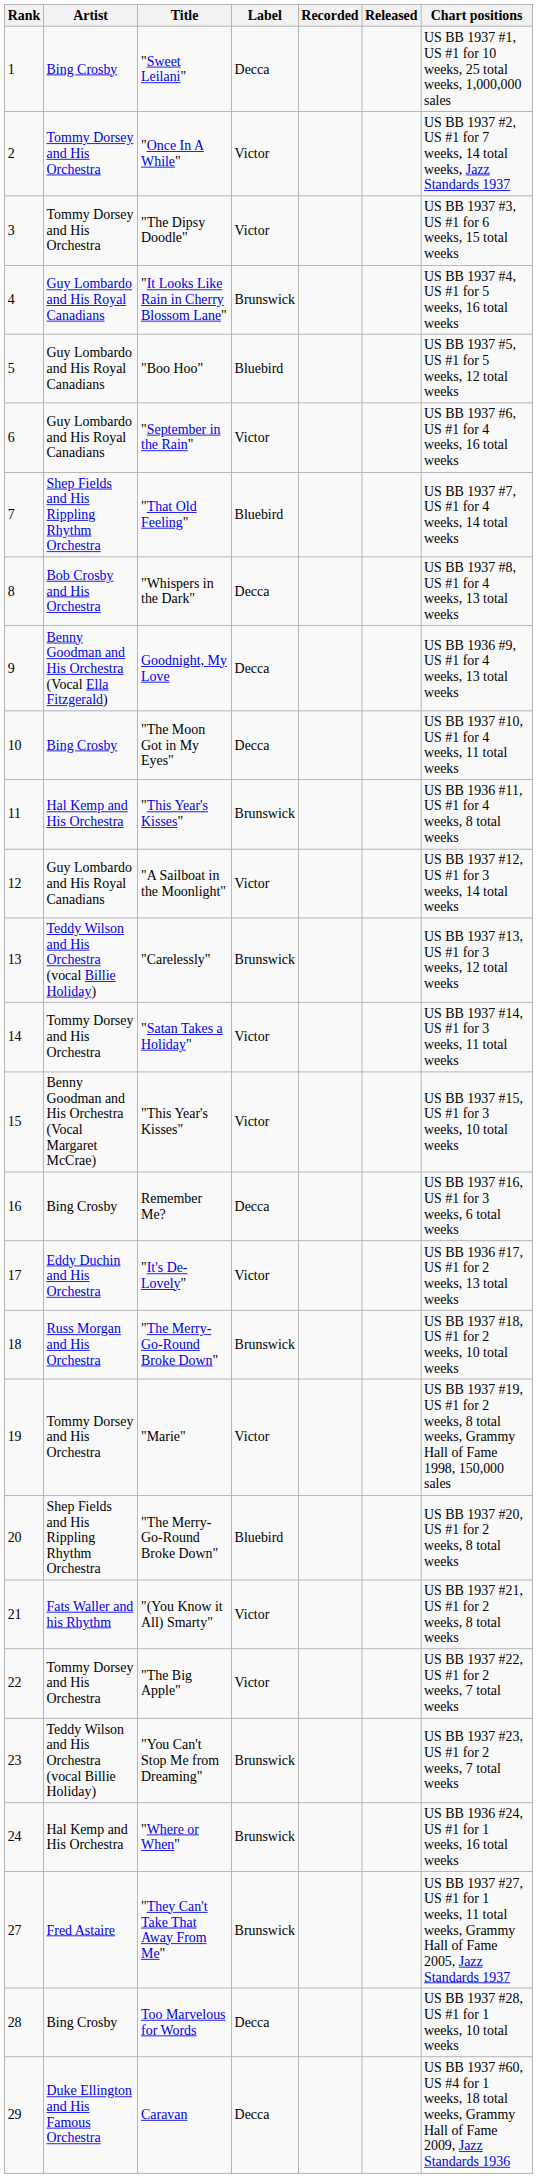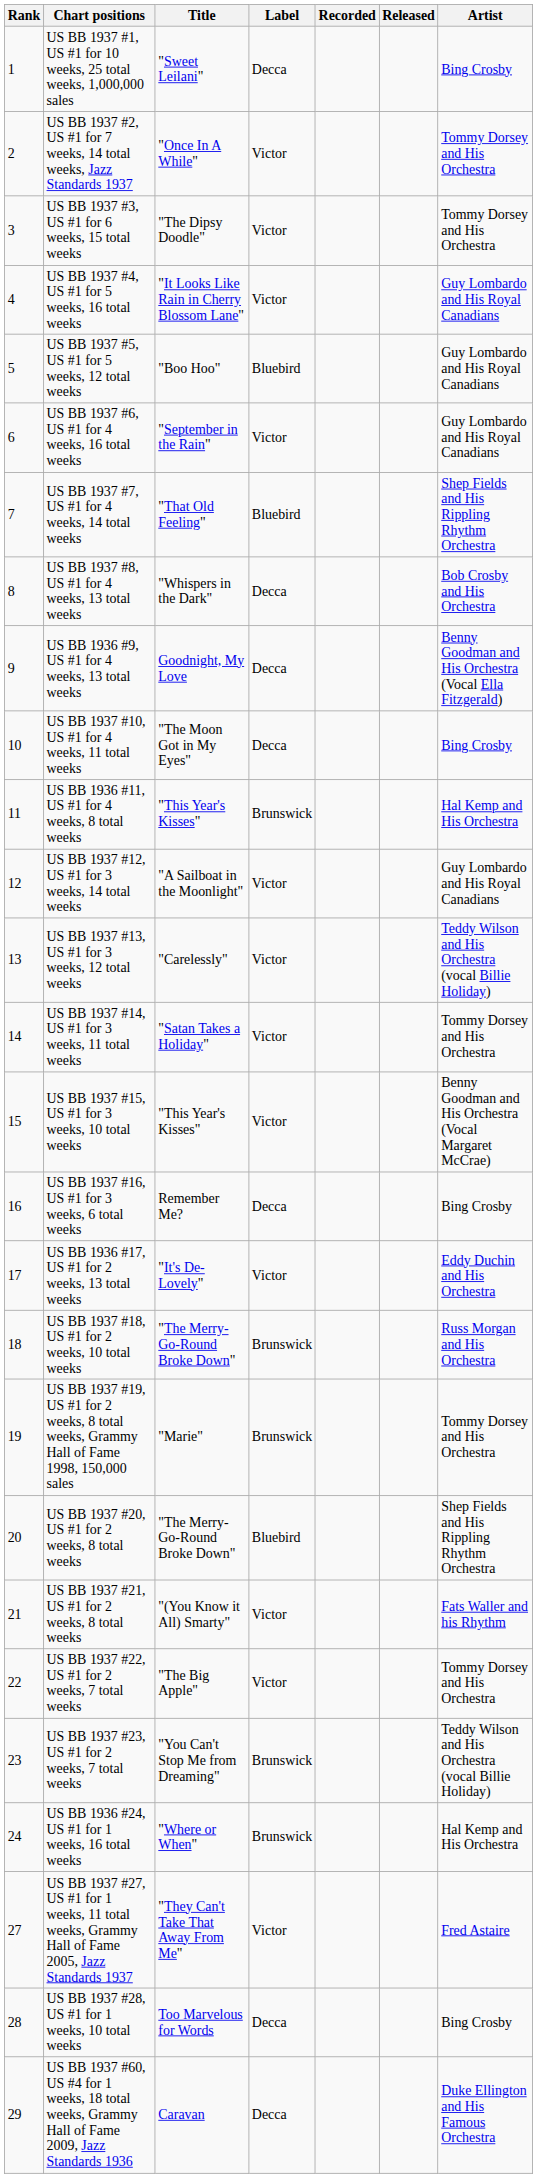columns swapped: (91, 15) <-> (477, 15)
(265, 299) Brunswick -> (269, 299) Victor
(265, 960) Brunswick -> (269, 960) Victor
(252, 1437) Victor -> (282, 1437) Brunswick
(265, 1929) Brunswick -> (269, 1929) Victor
